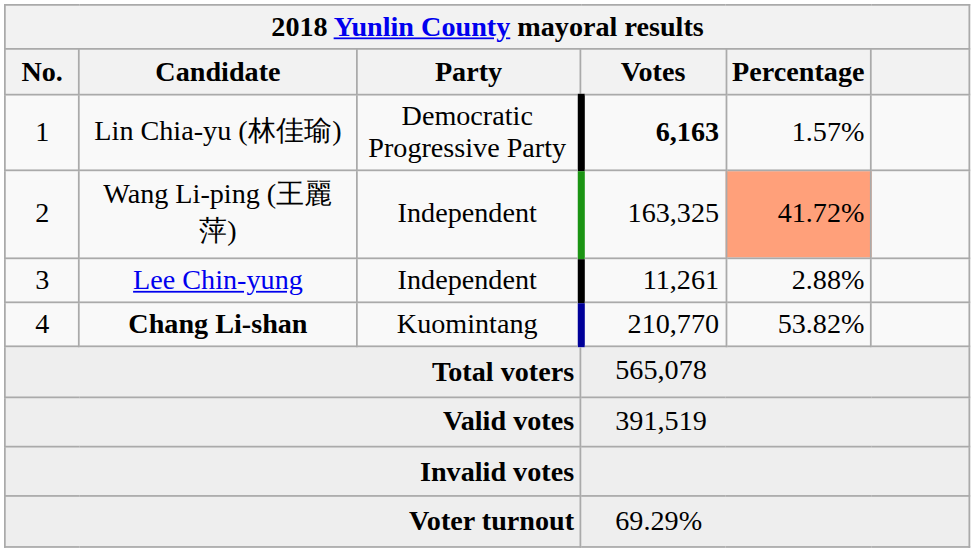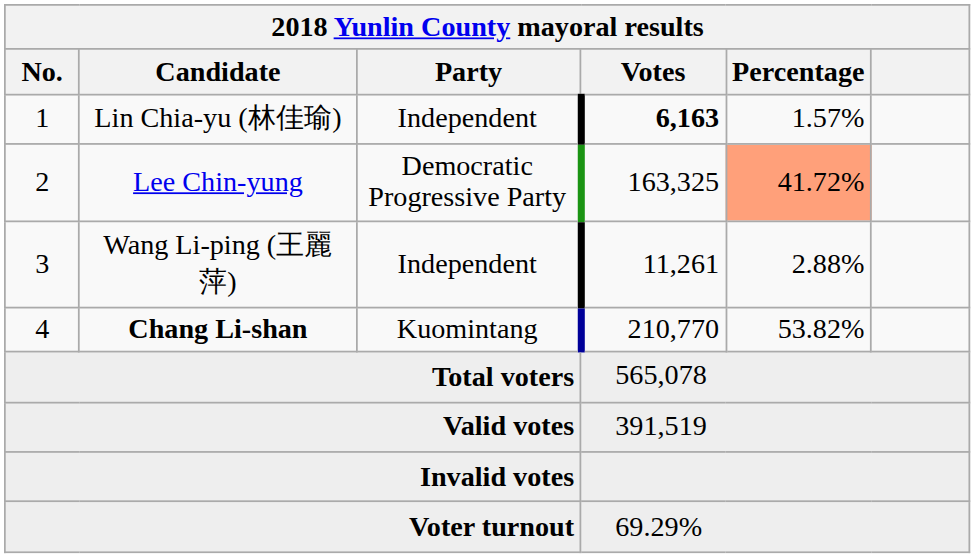(467, 131) Democratic Progressive Party -> (467, 118) Independent
(218, 212) Wang Li-ping (王麗萍) -> (218, 181) Lee Chin-yung
(467, 213) Independent -> (467, 181) Democratic Progressive Party
(218, 279) Lee Chin-yung -> (218, 262) Wang Li-ping (王麗萍)
